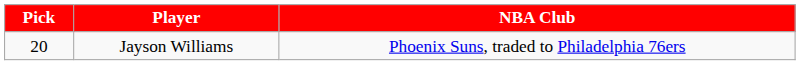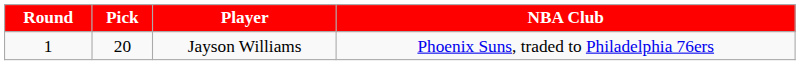+ column: (48, 18)
